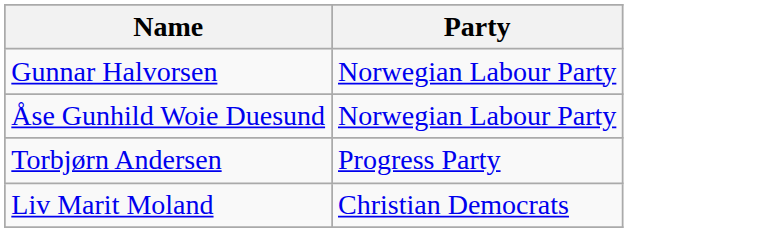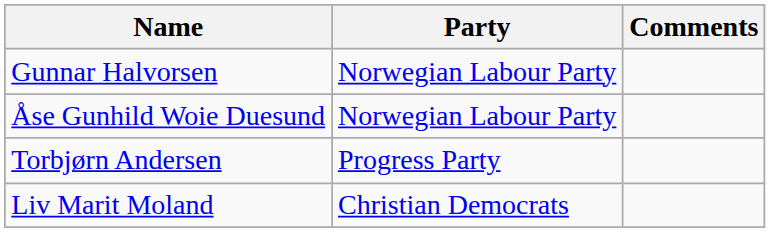+ column: (694, 26)
